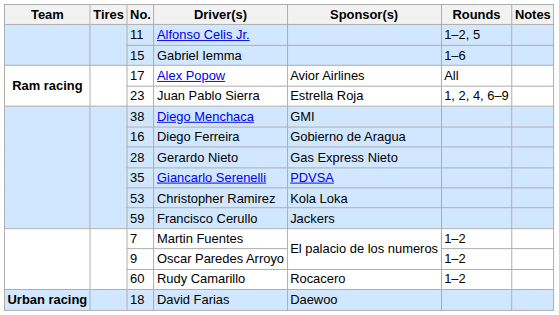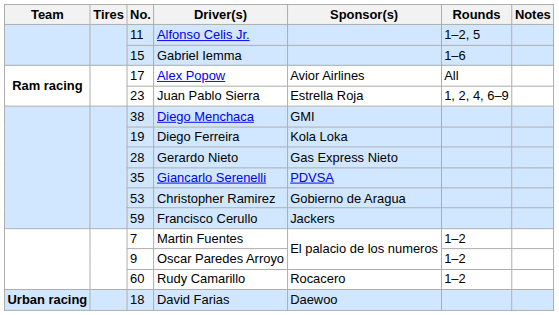(137, 136) 16 -> (137, 136) 19
(348, 136) Gobierno de Aragua -> (319, 136) Kola Loka
(319, 198) Kola Loka -> (348, 198) Gobierno de Aragua
